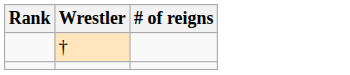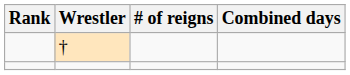+ column: (281, 18)
